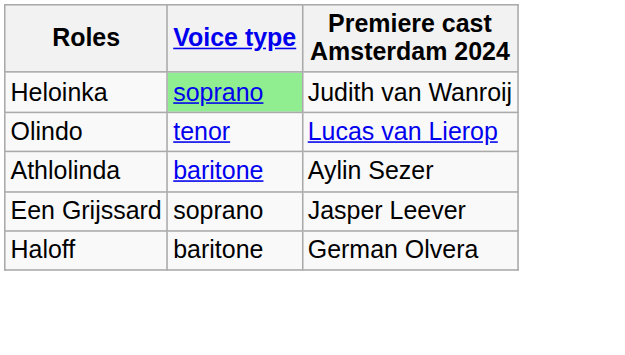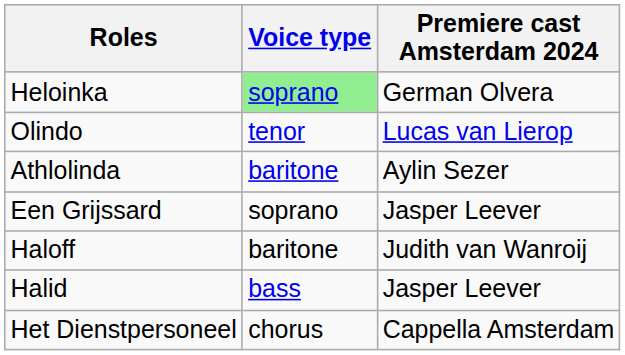(410, 91) Judith van Wanroij -> (468, 91) German Olvera
(393, 250) German Olvera -> (485, 250) Judith van Wanroij
+ row: (39, 289)
+ row: (124, 329)
